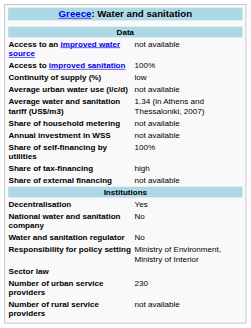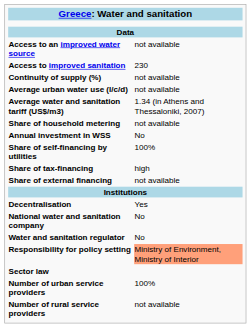(145, 65) 100% -> (141, 65) 230
(141, 77) low -> (157, 77) not available
(157, 134) not available -> (140, 134) No
(178, 254) no background -> (178, 254) lightsalmon background
(141, 282) 230 -> (145, 282) 100%
